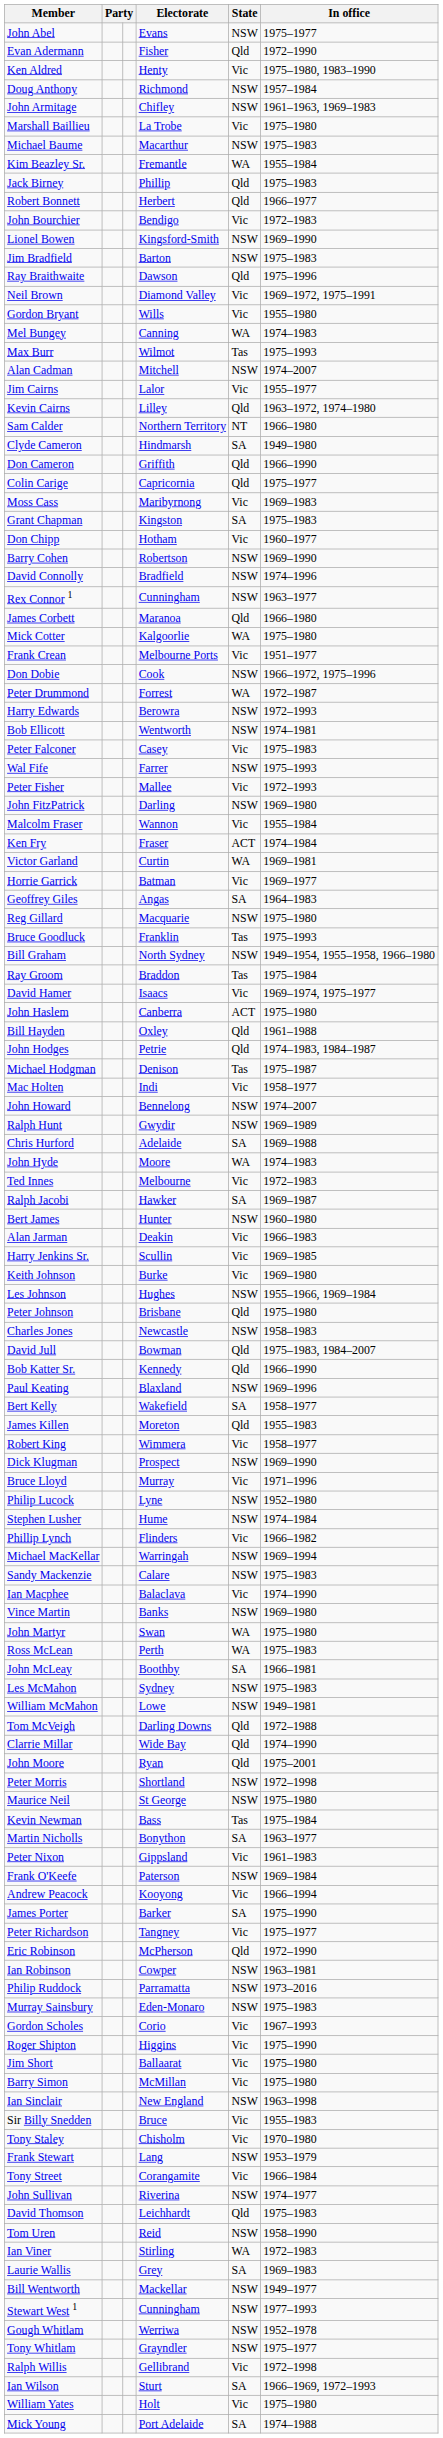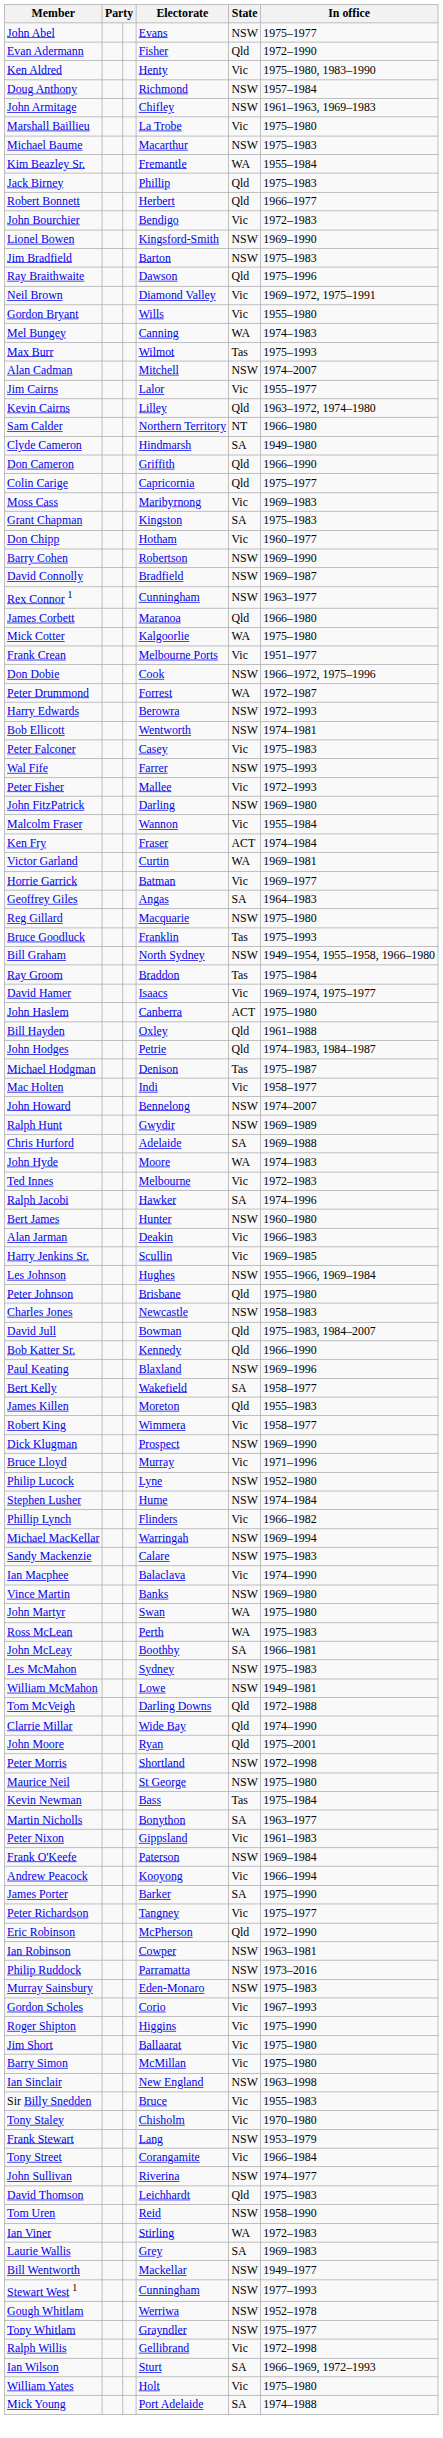(290, 577) 1974–1996 -> (290, 577) 1969–1987
(290, 1200) 1969–1987 -> (290, 1200) 1974–1996
- row: (41, 1275)
